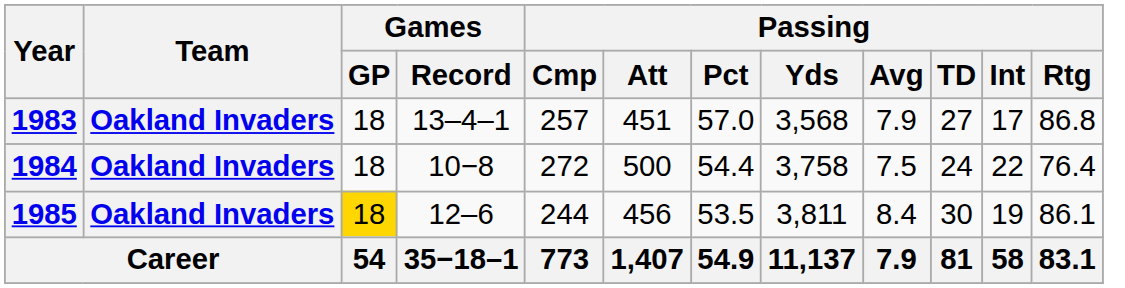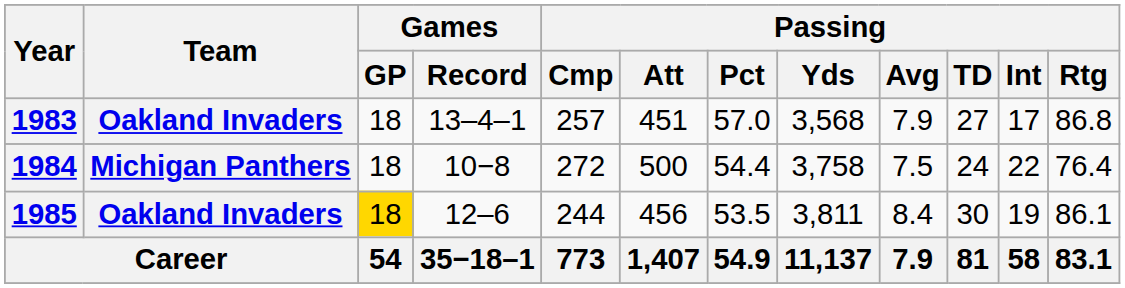(212, 167) Oakland Invaders -> (220, 167) Michigan Panthers
